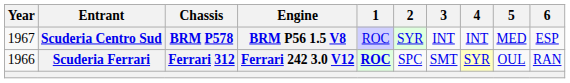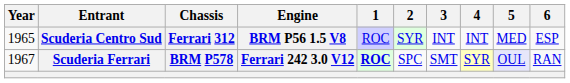(21, 38) 1967 -> (21, 38) 1965
(201, 38) BRM P578 -> (201, 38) Ferrari 312
(21, 60) 1966 -> (21, 60) 1967
(201, 60) Ferrari 312 -> (201, 60) BRM P578
(512, 60) no background -> (512, 60) lavender background
